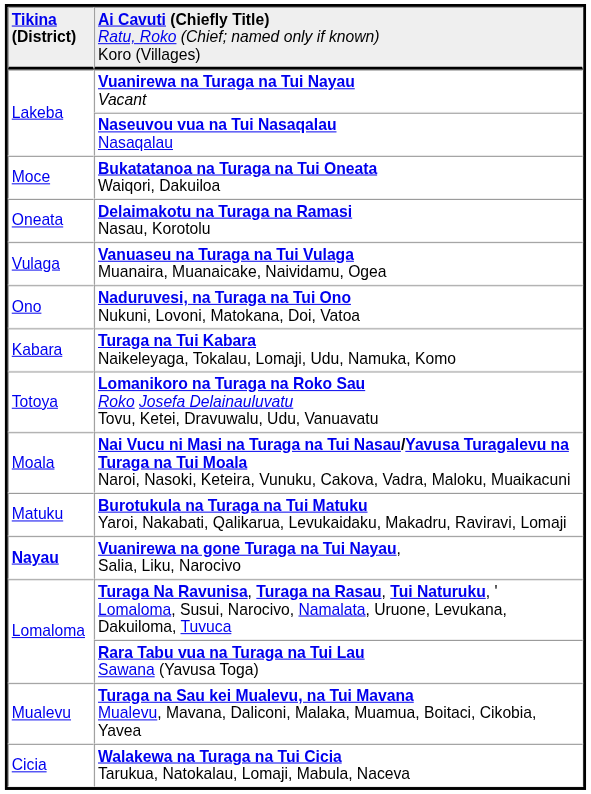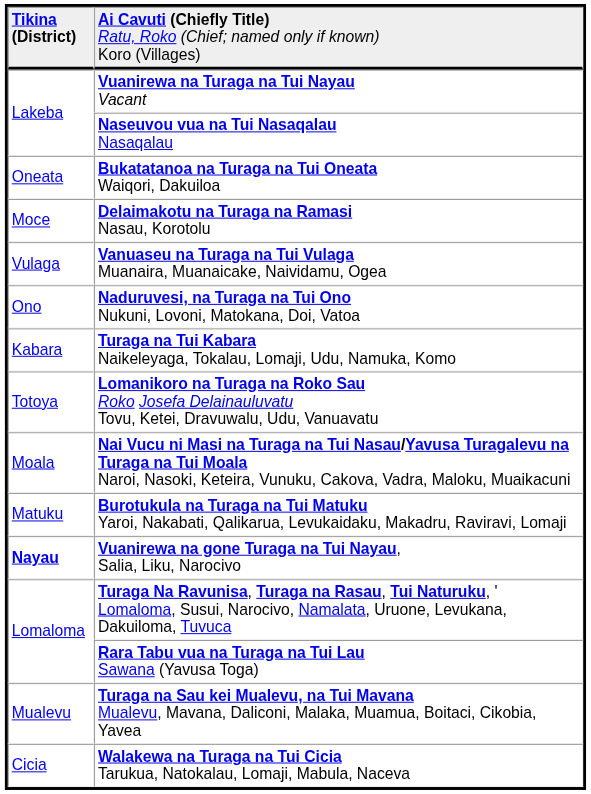(31, 177) Moce -> (37, 177) Oneata
(37, 220) Oneata -> (31, 220) Moce
